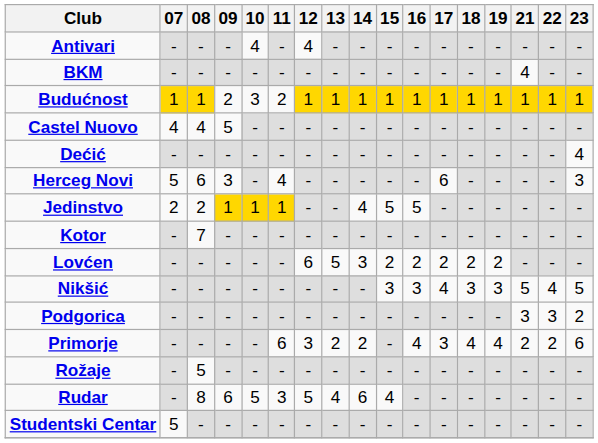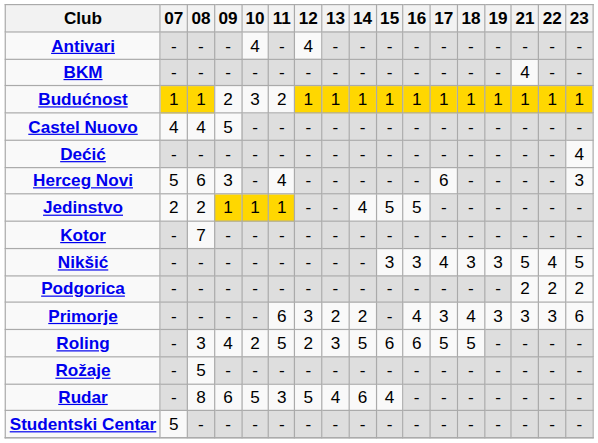- row: (83, 262)
(525, 316) 3 -> (525, 289) 2
(552, 316) 3 -> (552, 289) 2
(498, 343) 4 -> (498, 316) 3
(525, 343) 2 -> (525, 316) 3
(552, 343) 2 -> (552, 316) 3
+ row: (83, 343)
